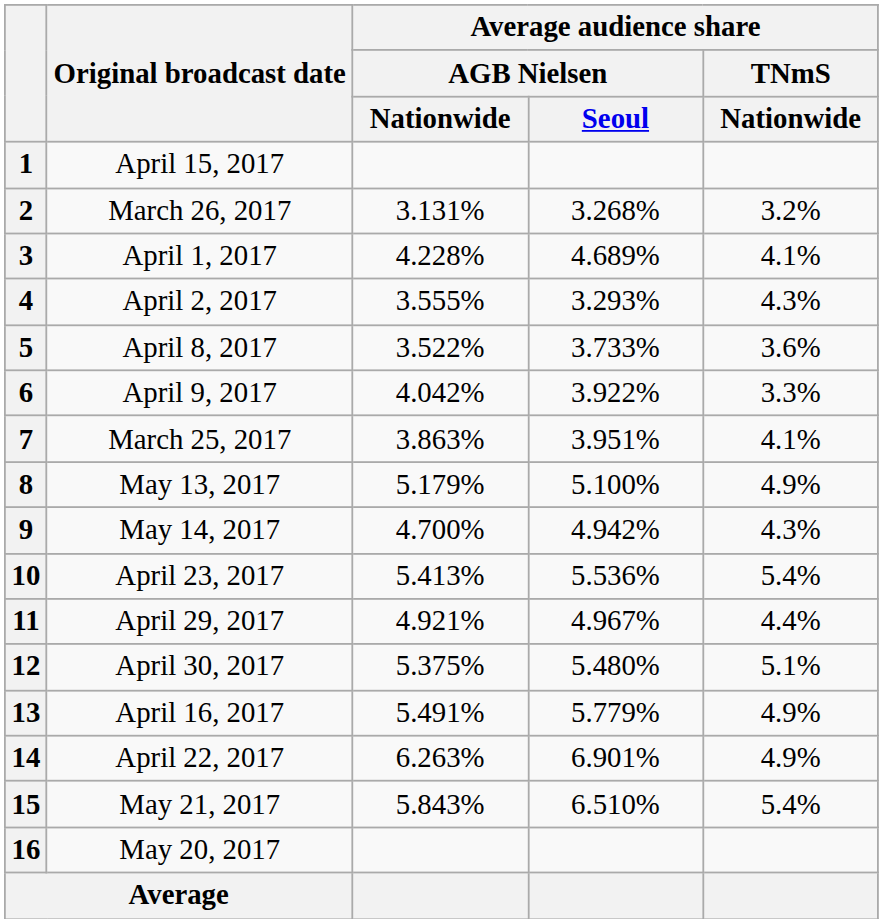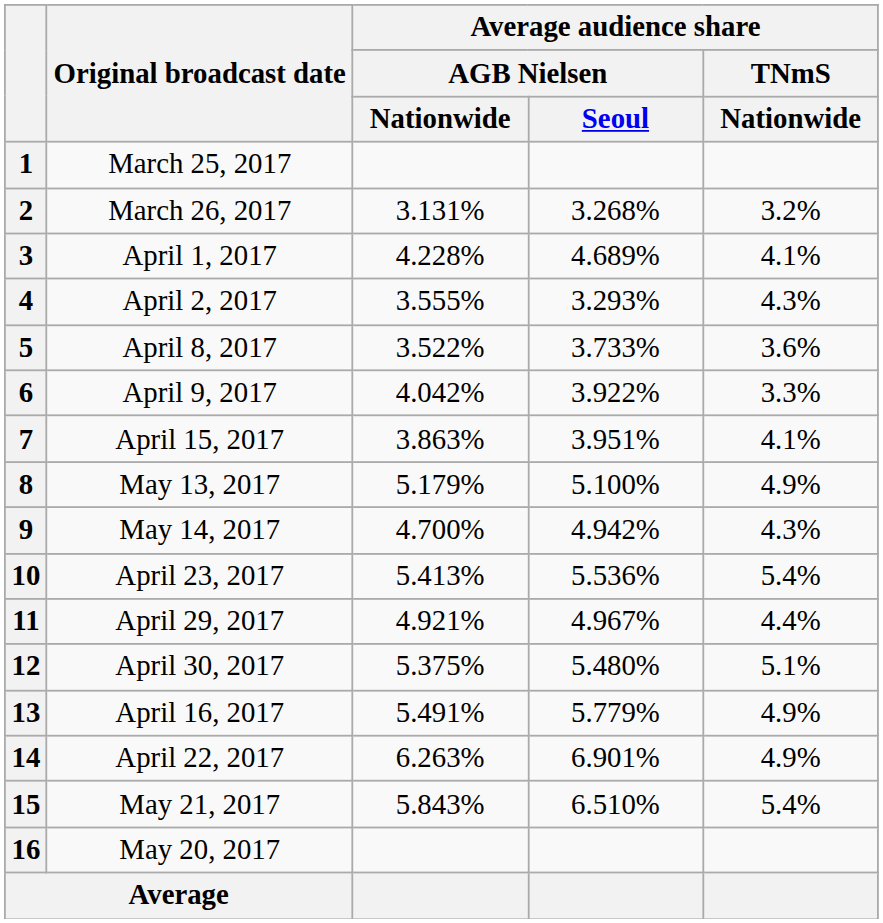(200, 164) April 15, 2017 -> (200, 164) March 25, 2017
(200, 438) March 25, 2017 -> (200, 438) April 15, 2017
